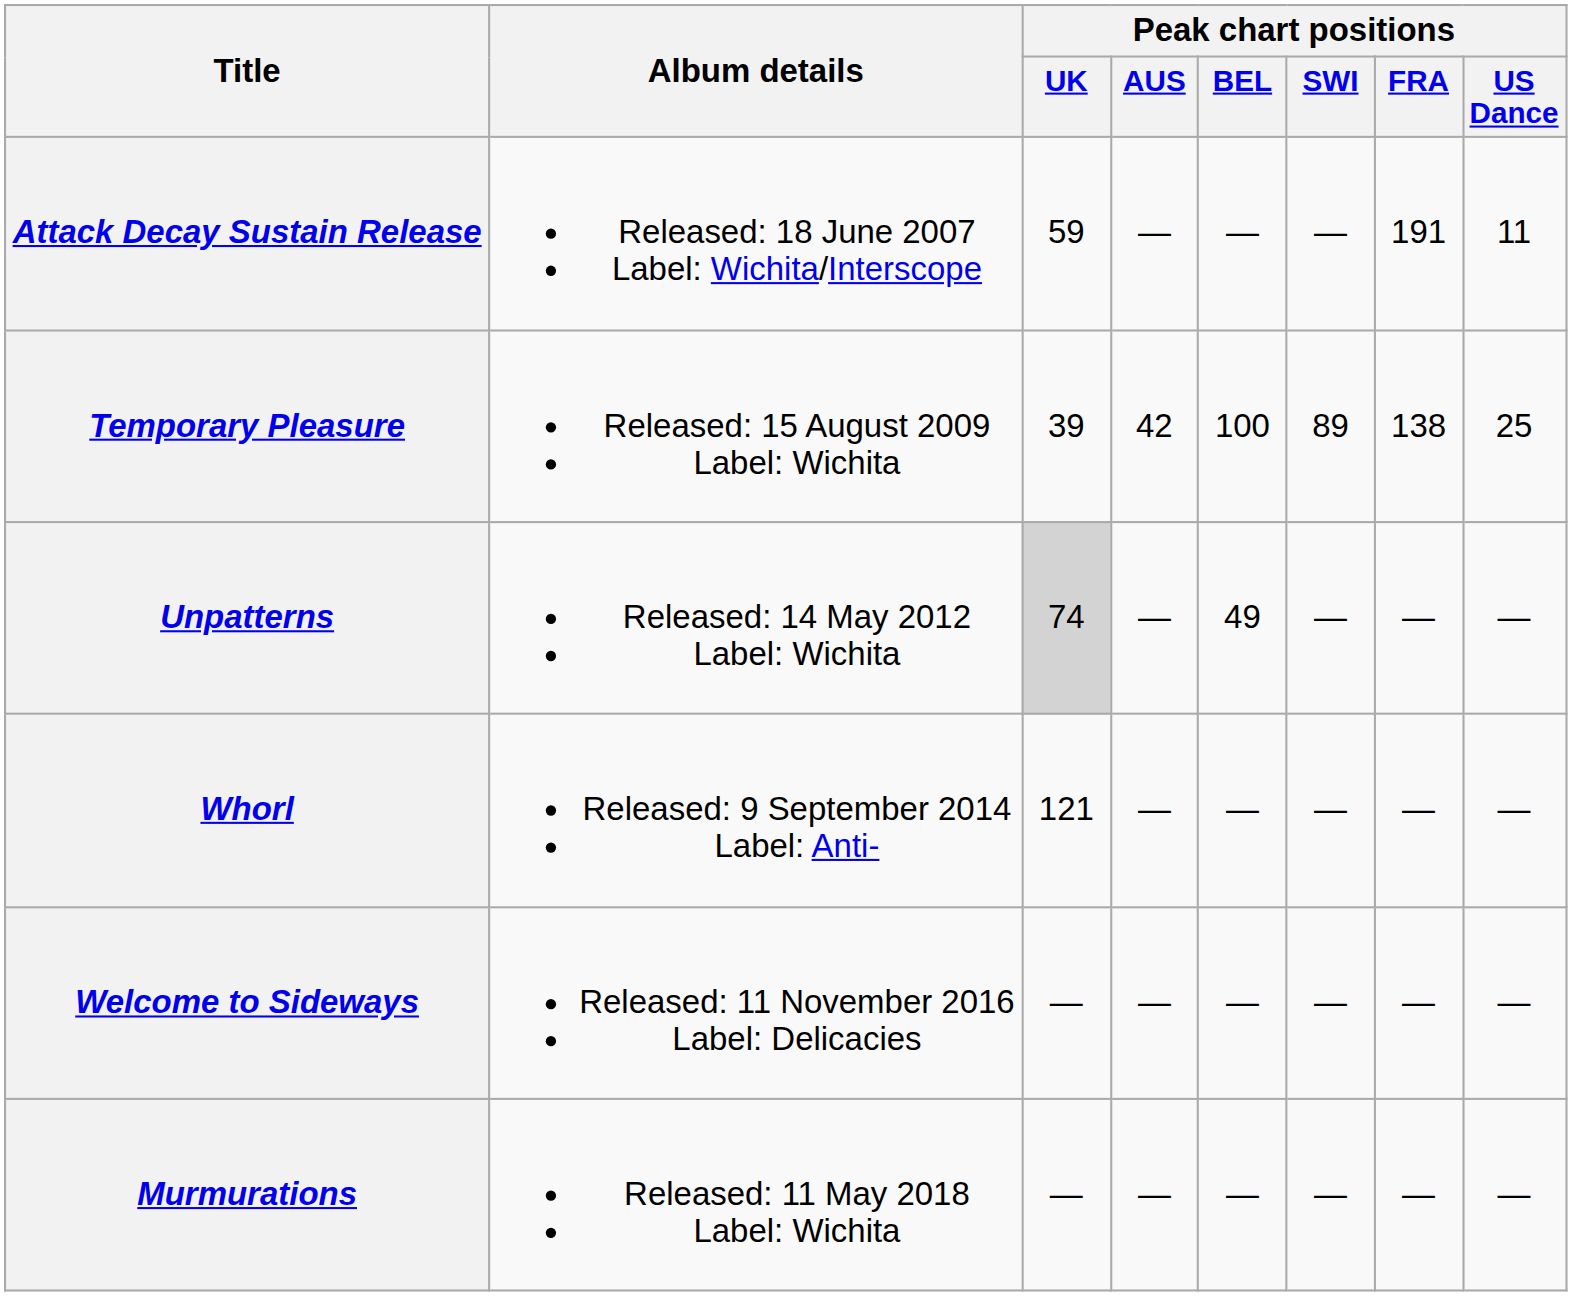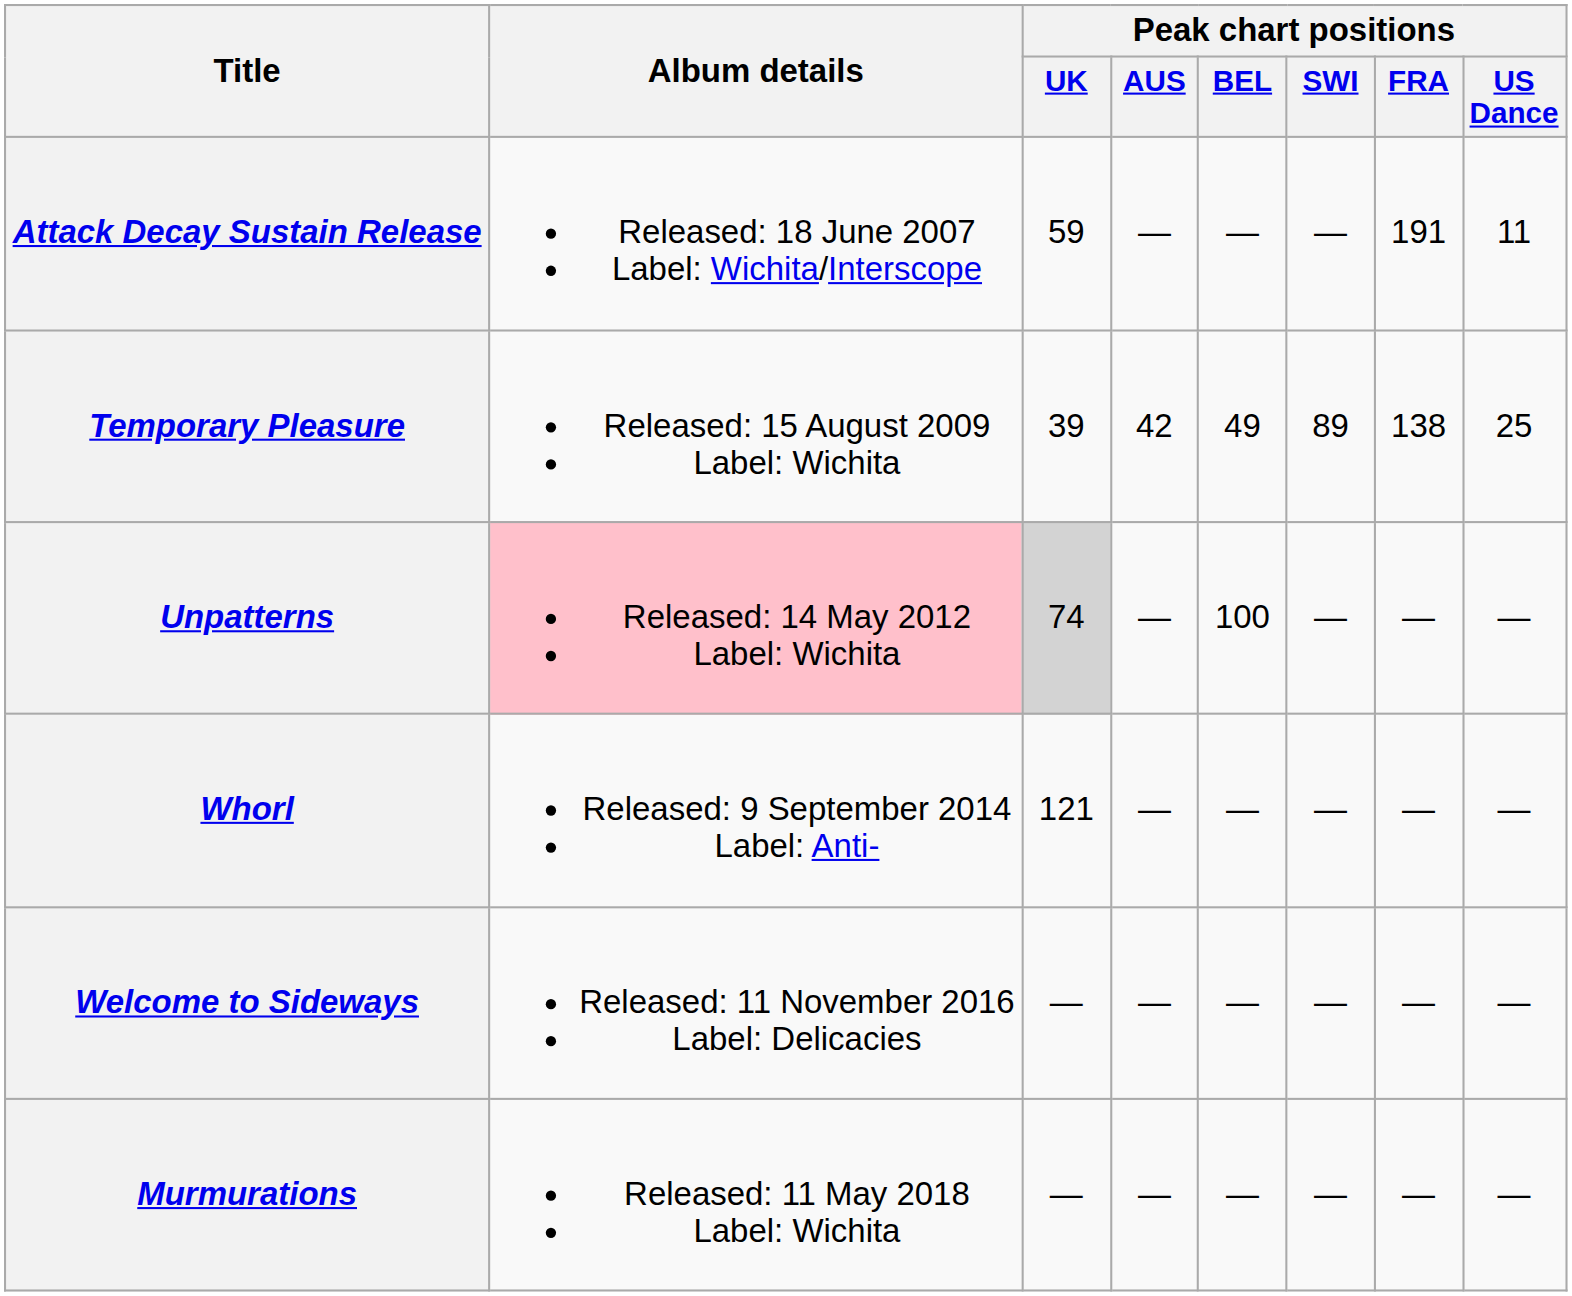(1242, 425) 100 -> (1242, 425) 49
(756, 637) no background -> (756, 637) pink background
(1242, 617) 49 -> (1242, 617) 100
